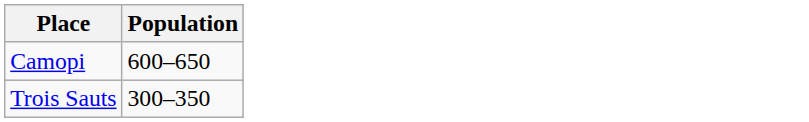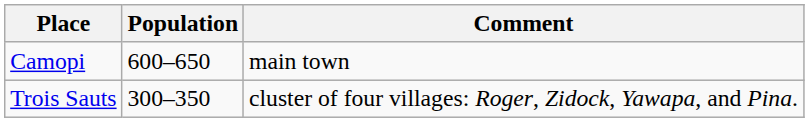+ column: (523, 23)
